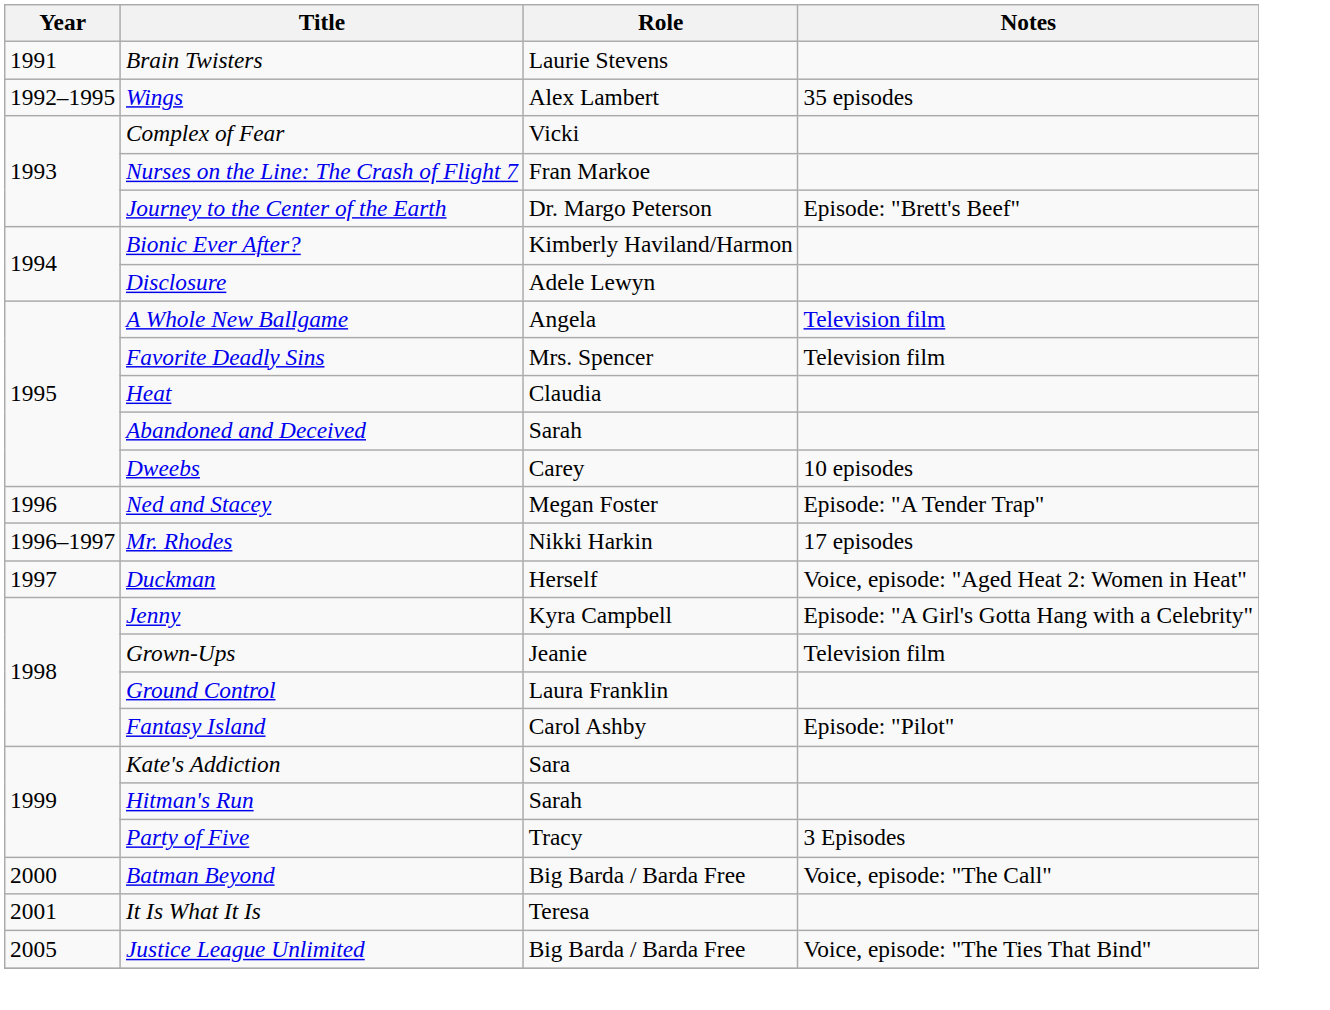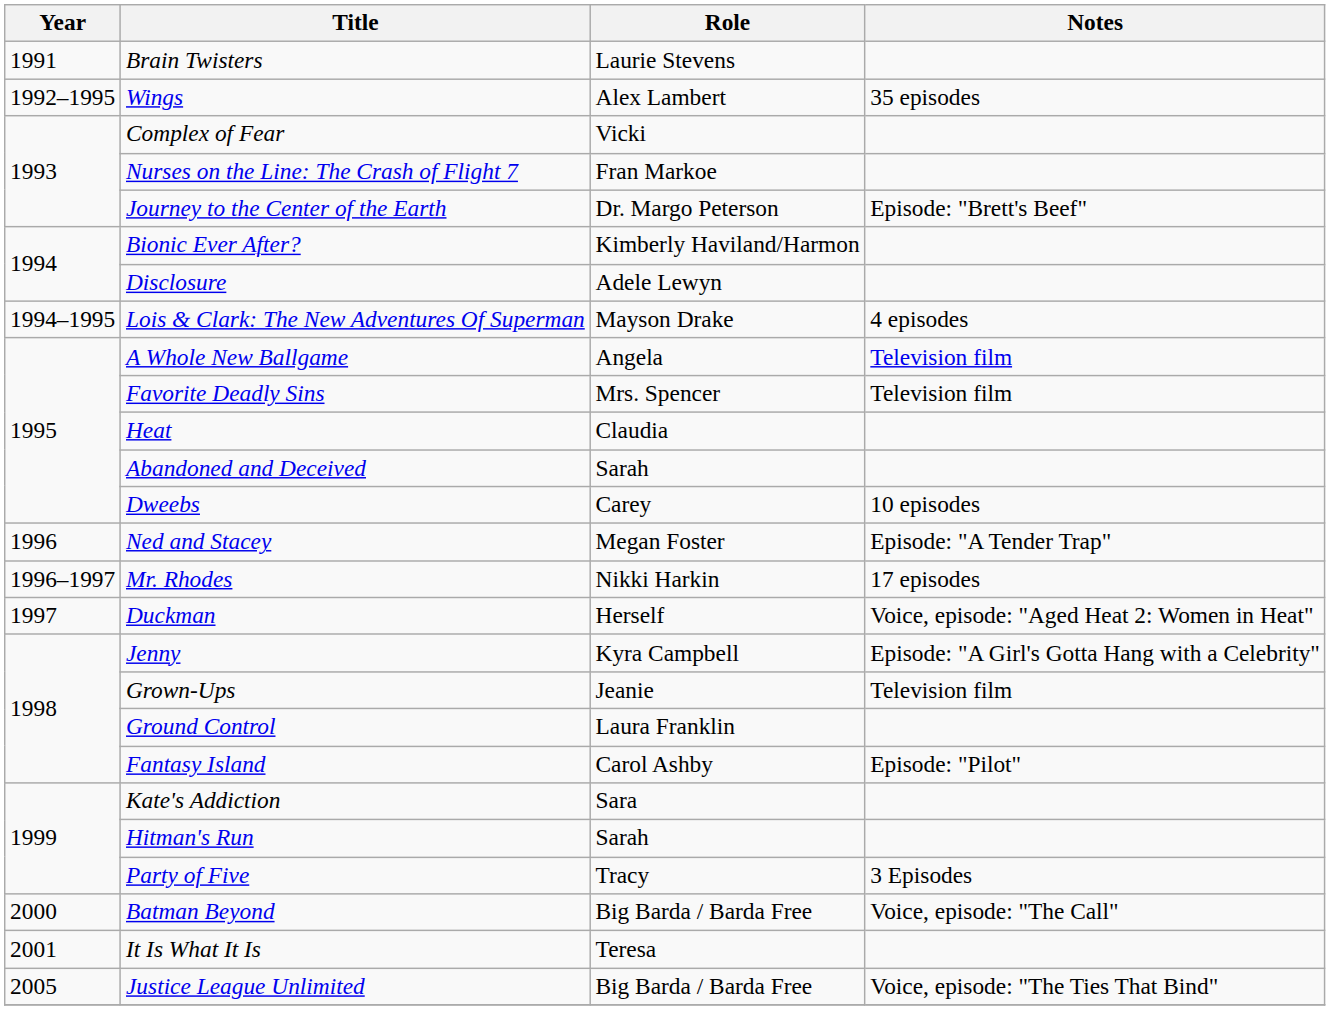+ row: (355, 319)
